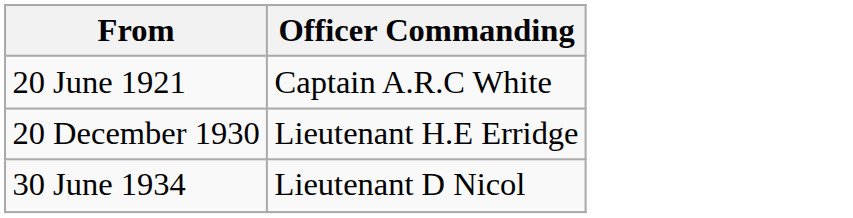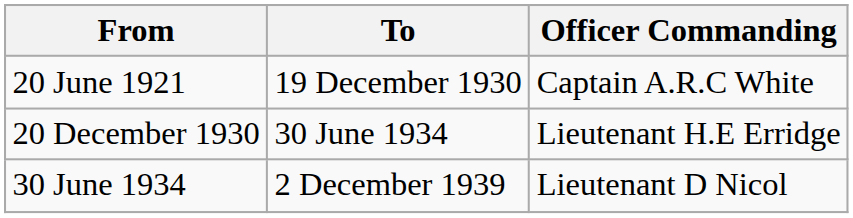+ column: (398, 30)
